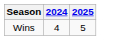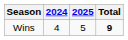+ column: (109, 12)
